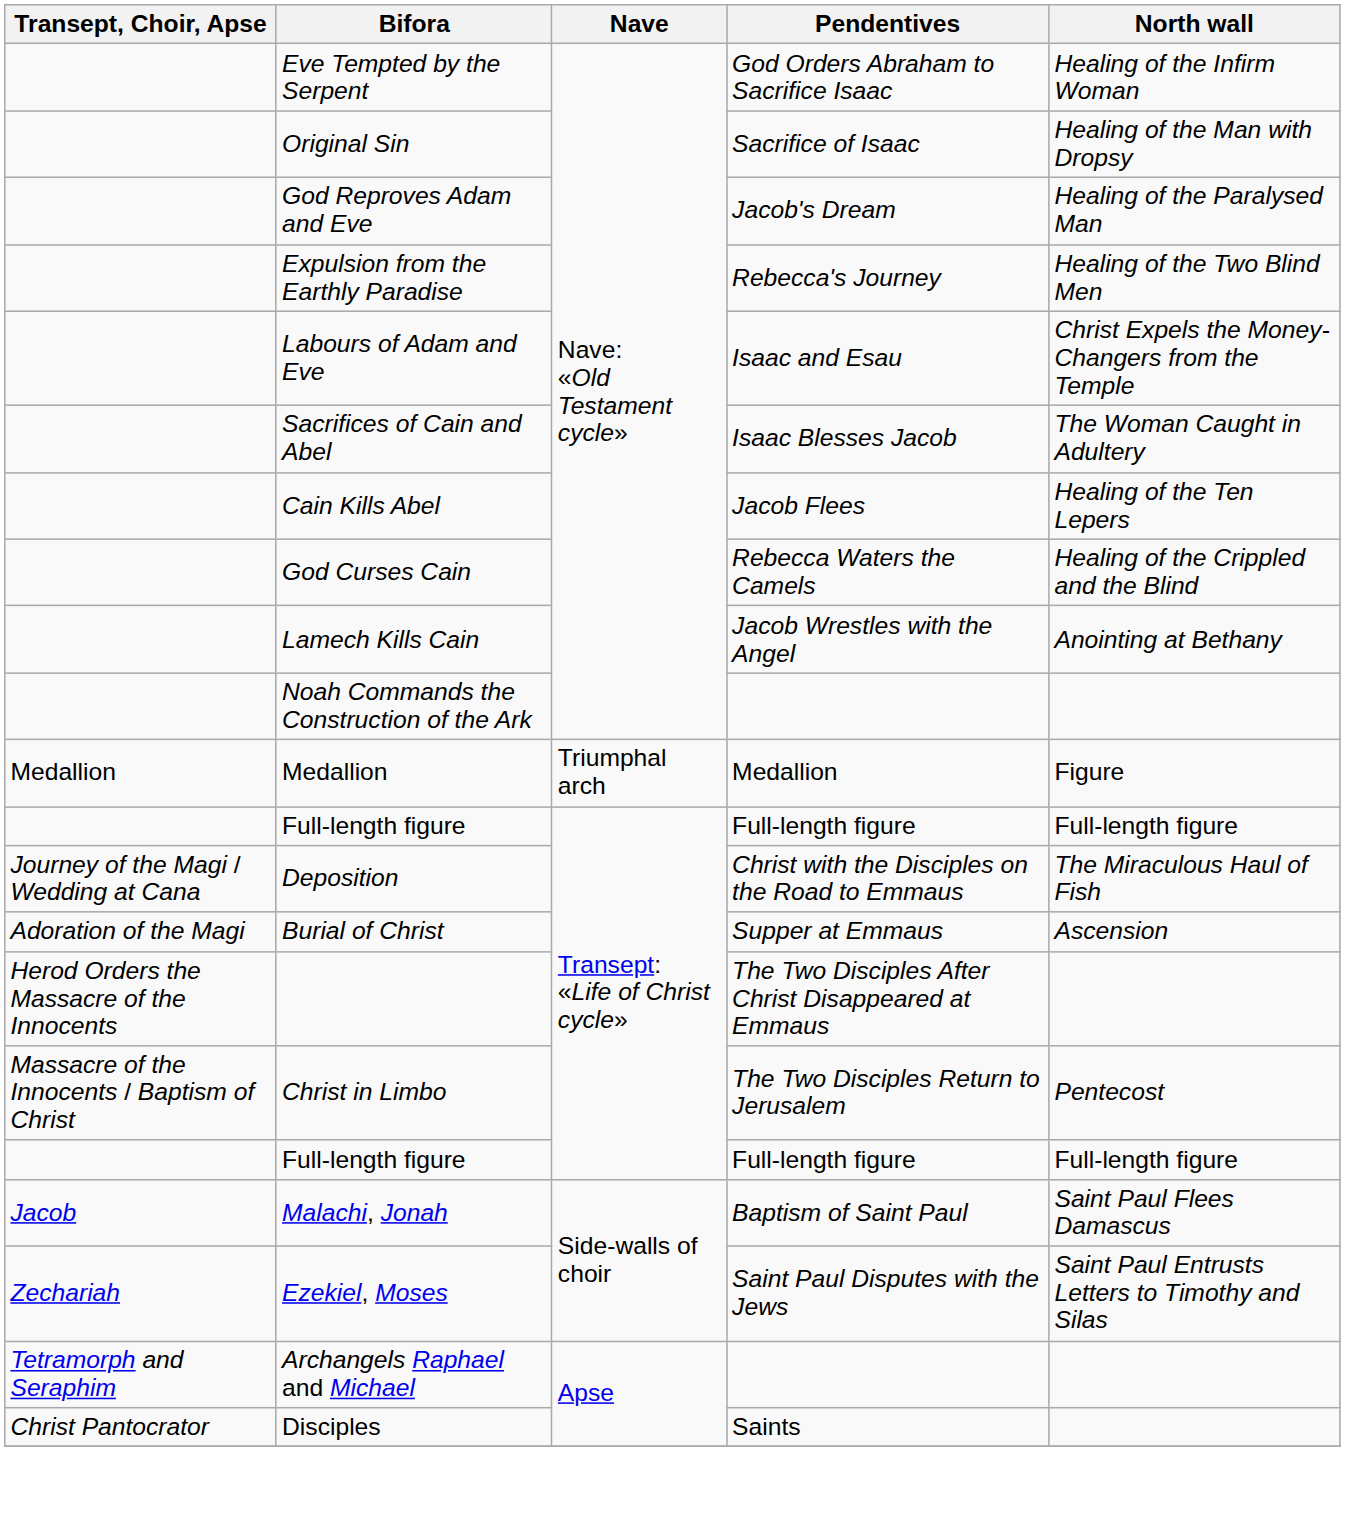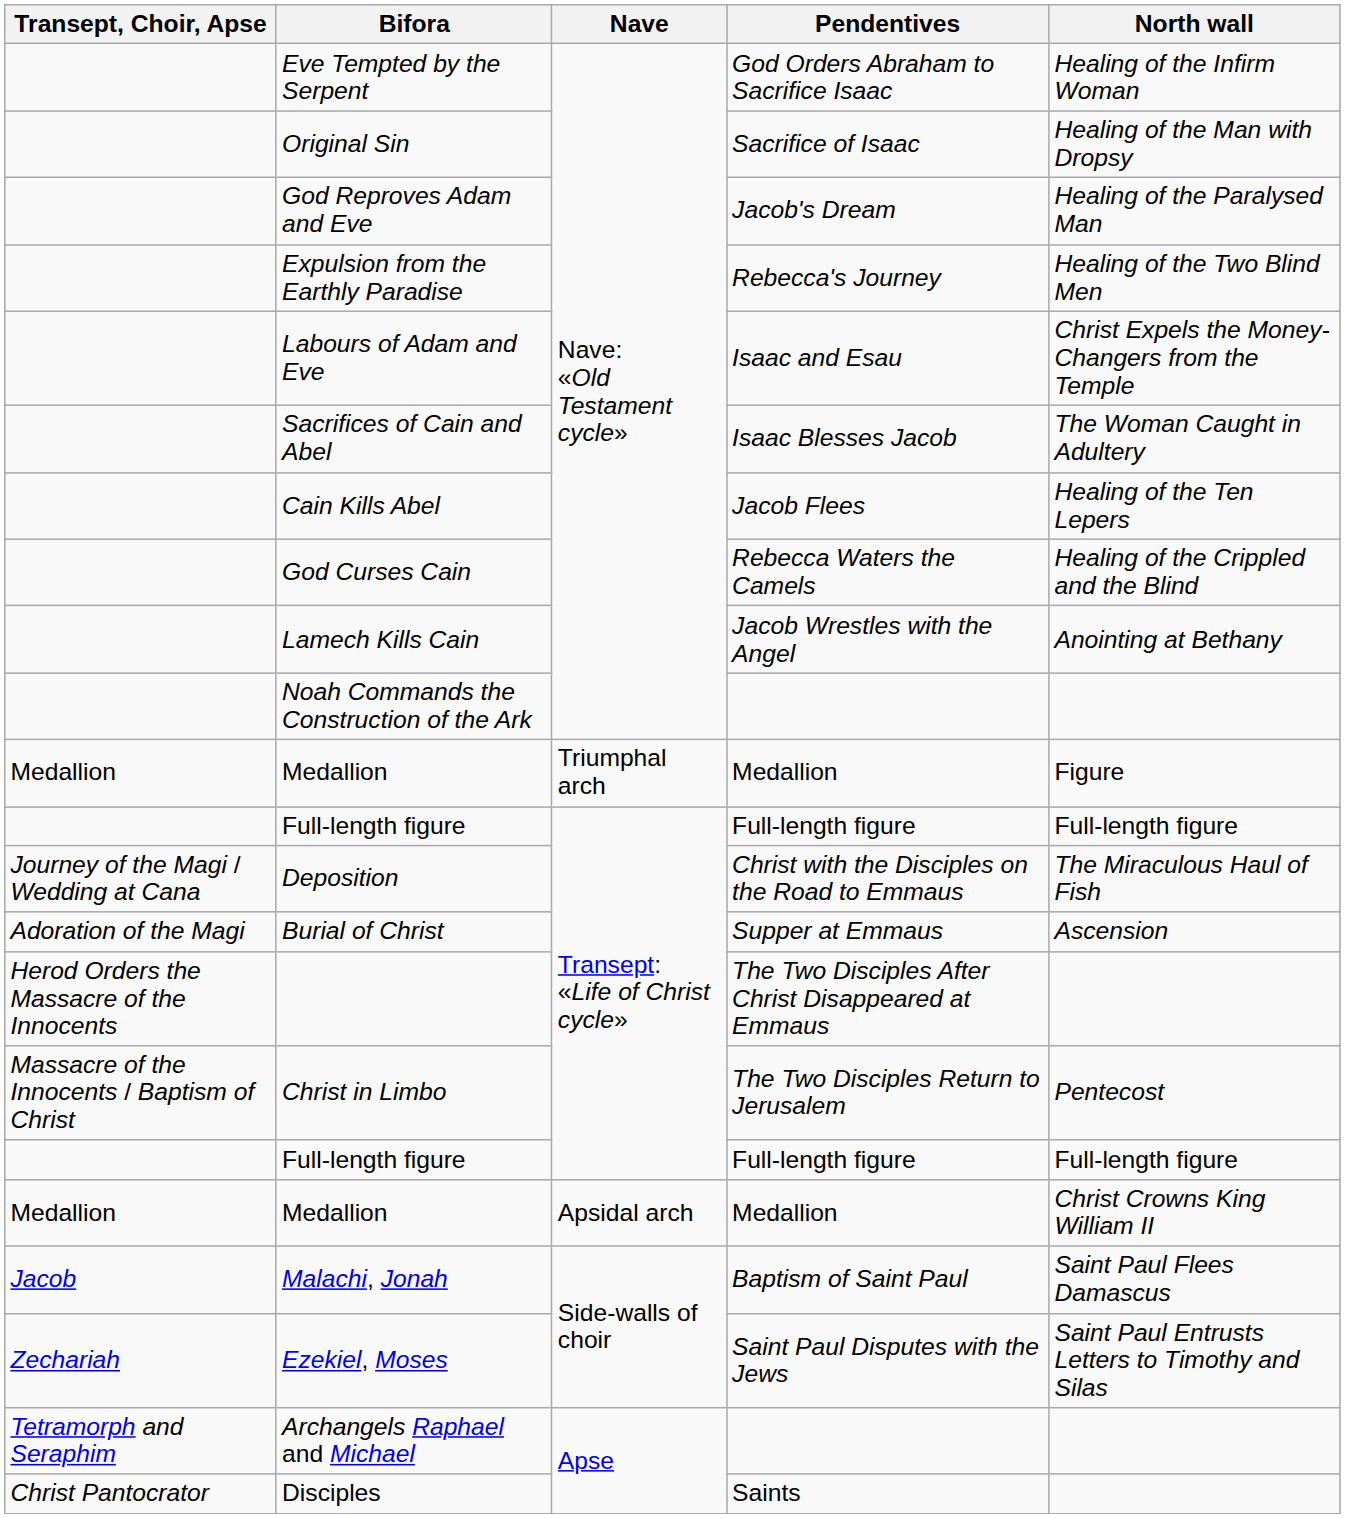+ row: (335, 1212)
